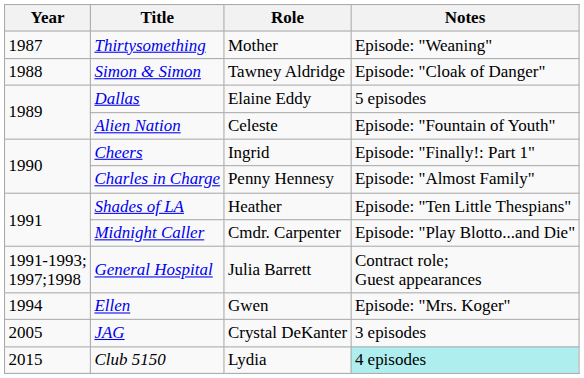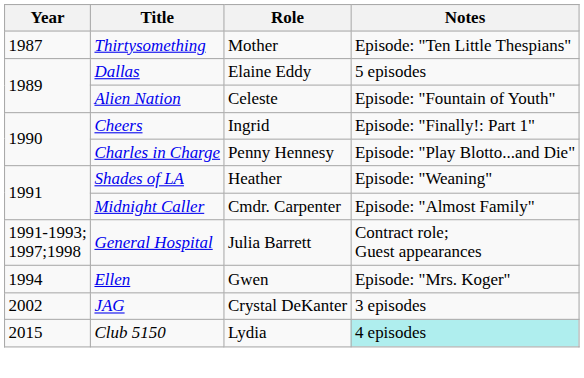(424, 44) Episode: "Weaning" -> (463, 44) Episode: "Ten Little Thespians"
- row: (148, 71)
(445, 179) Episode: "Almost Family" -> (465, 152) Episode: "Play Blotto...and Die"
(463, 206) Episode: "Ten Little Thespians" -> (424, 179) Episode: "Weaning"
(465, 233) Episode: "Play Blotto...and Die" -> (445, 206) Episode: "Almost Family"
(25, 332) 2005 -> (25, 306) 2002
